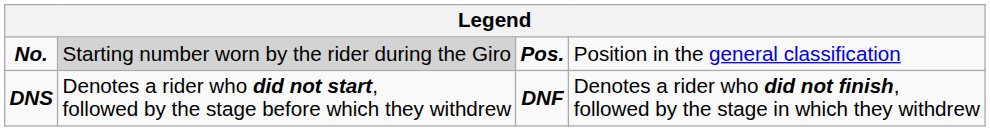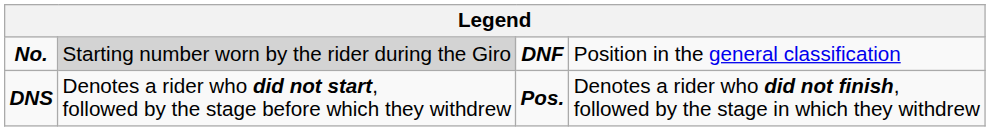(542, 53) Pos. -> (542, 53) DNF
(542, 97) DNF -> (542, 97) Pos.
